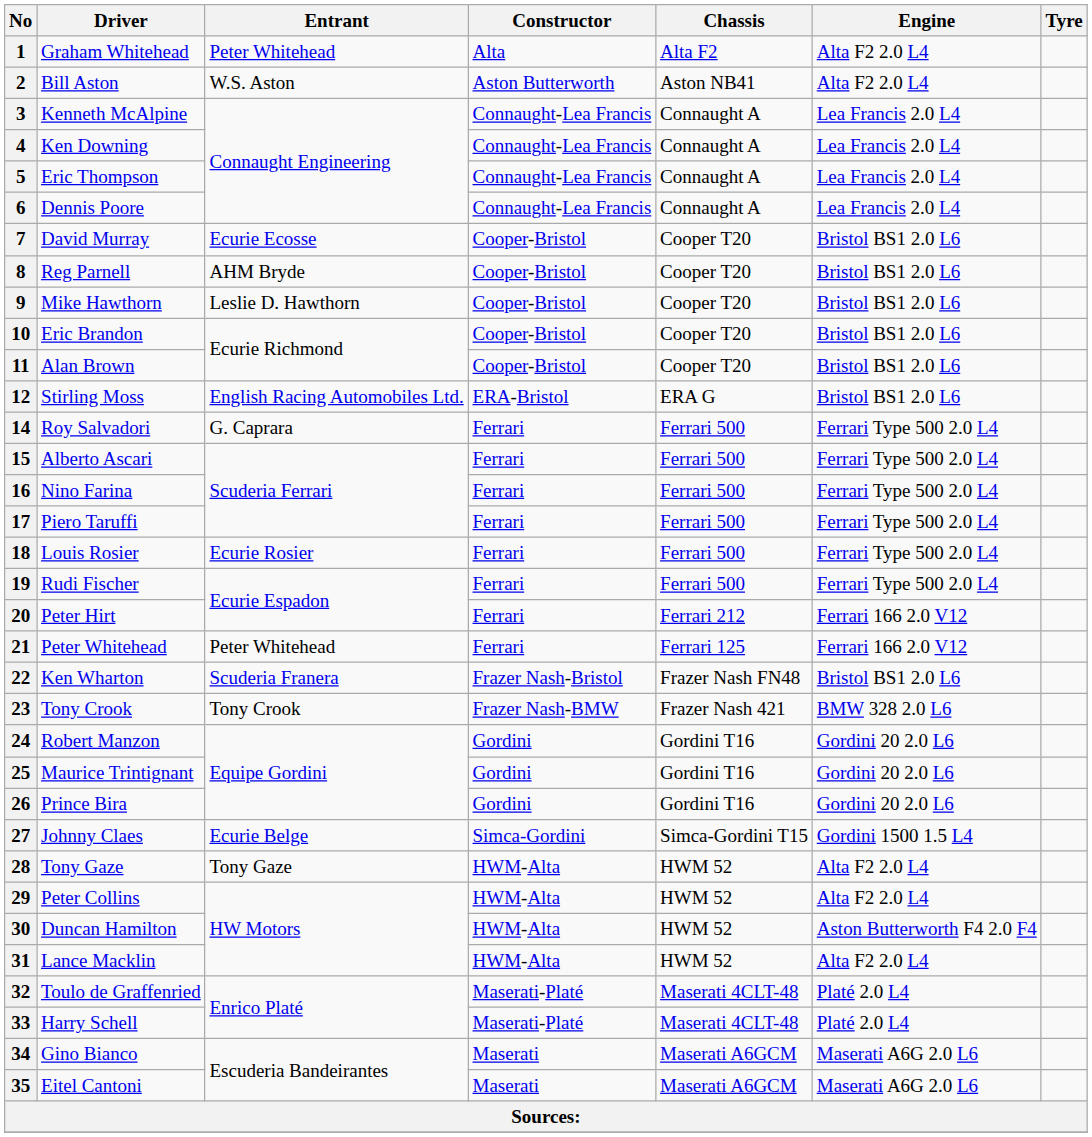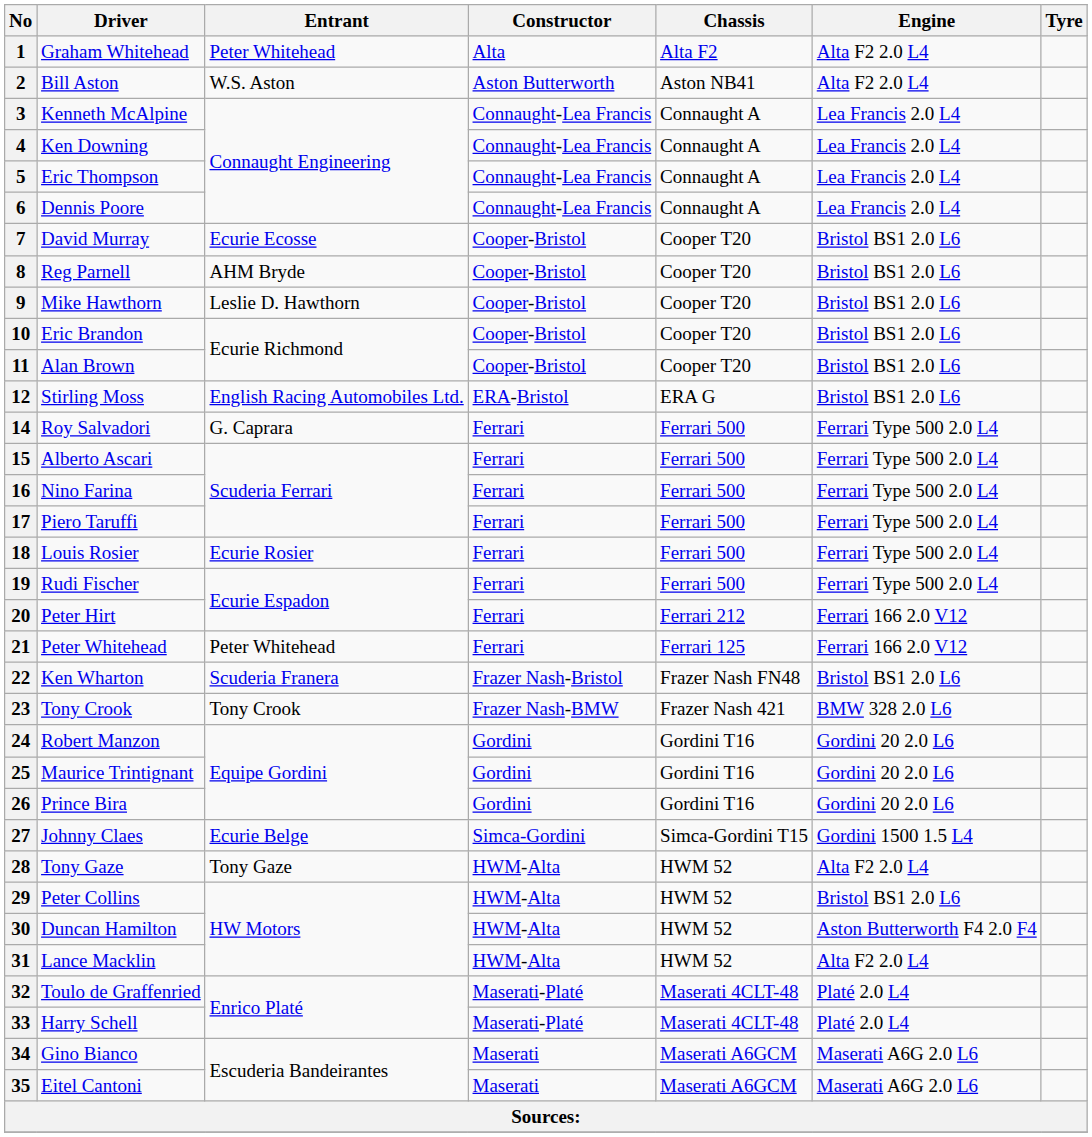(873, 897) Alta F2 2.0 L4 -> (888, 897) Bristol BS1 2.0 L6
